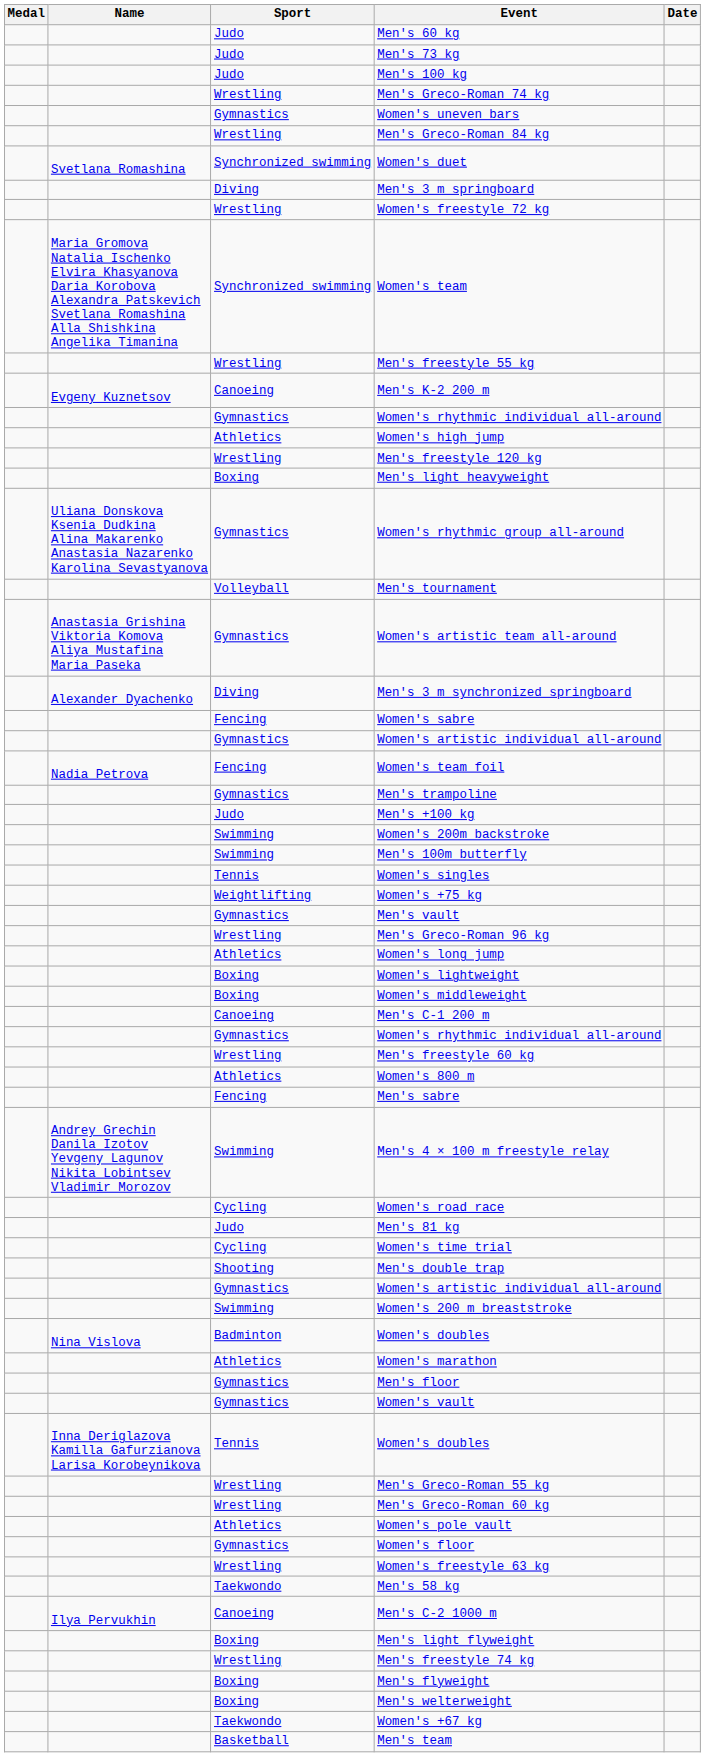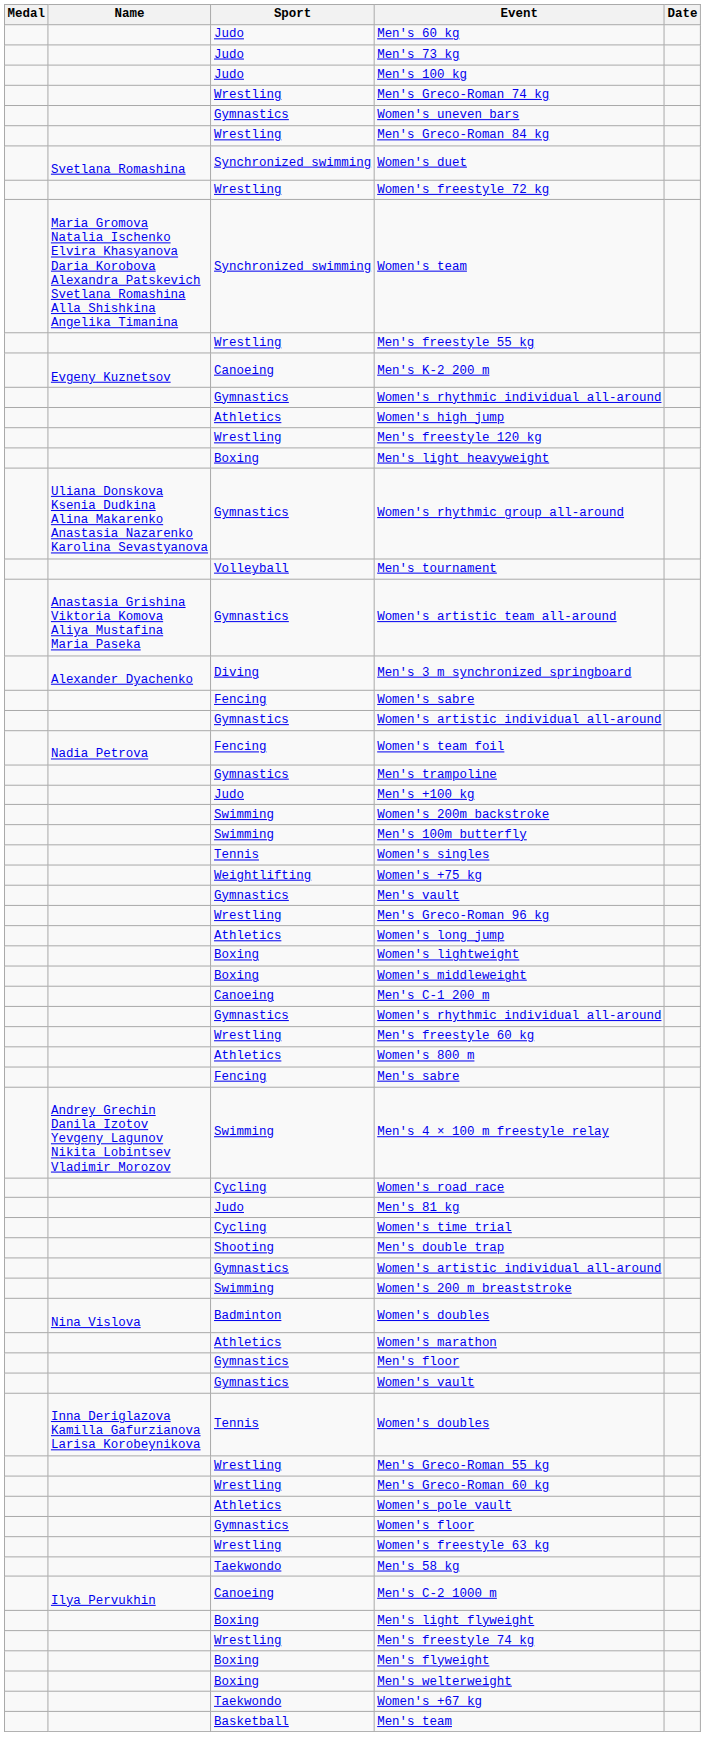- row: (236, 190)
